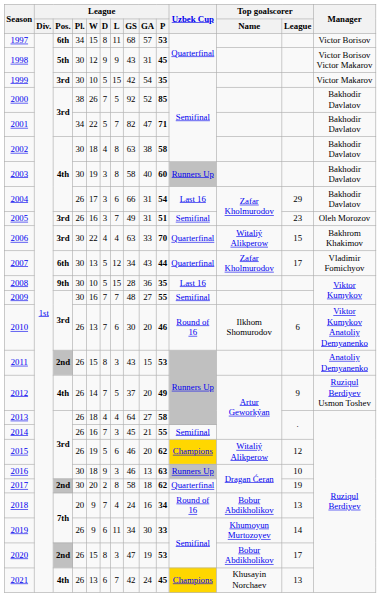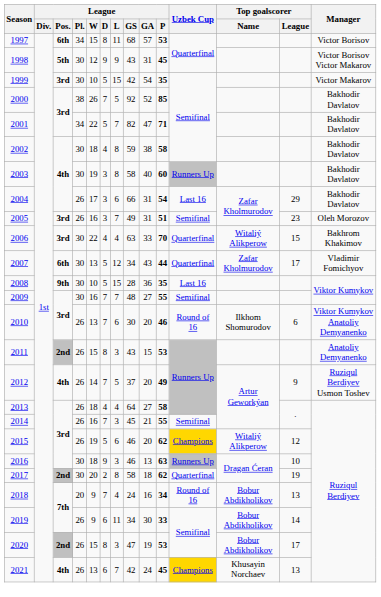(131, 149) 63 -> (131, 149) 59
(249, 530) Khumoyun Murtozoyev -> (248, 520) Bobur Abdikholikov
